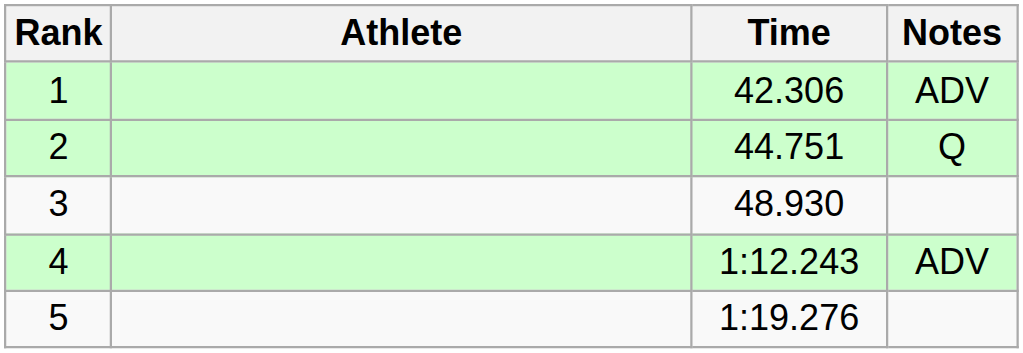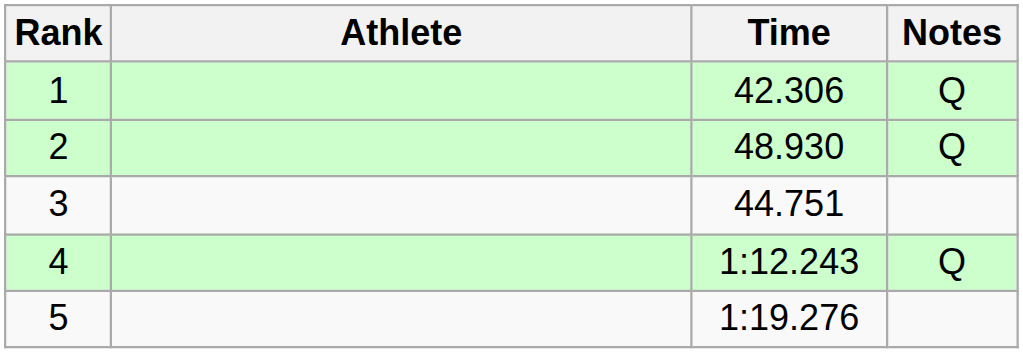(952, 90) ADV -> (952, 90) Q
(789, 147) 44.751 -> (789, 147) 48.930
(789, 204) 48.930 -> (789, 204) 44.751
(952, 261) ADV -> (952, 261) Q
